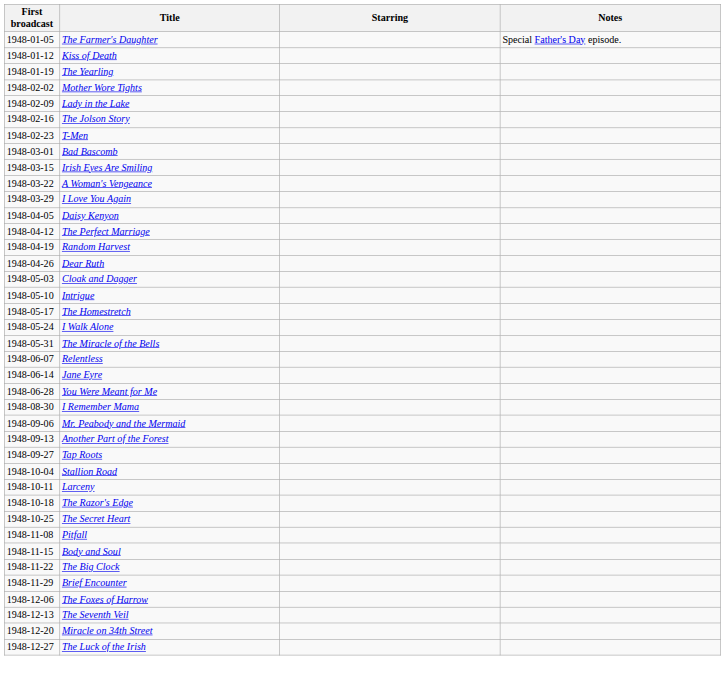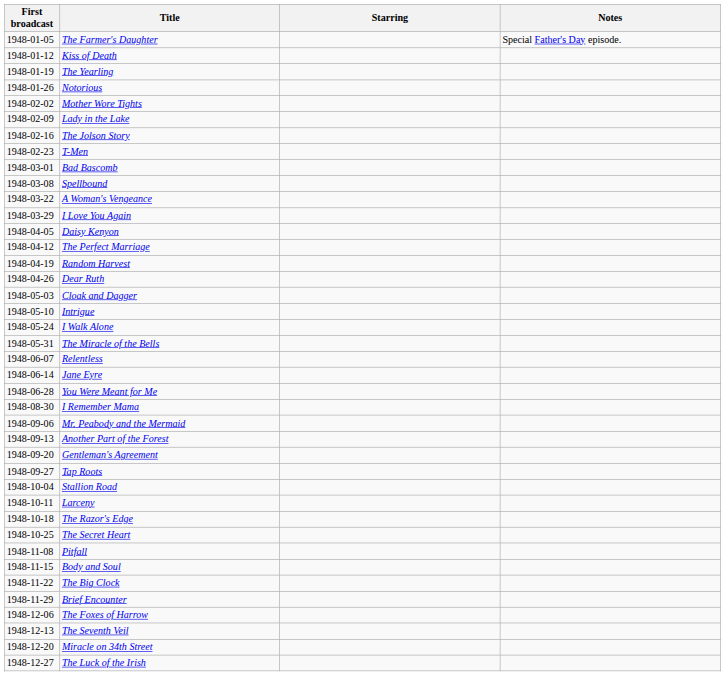+ row: (82, 87)
+ row: (85, 183)
- row: (107, 167)
- row: (96, 311)
+ row: (110, 455)
